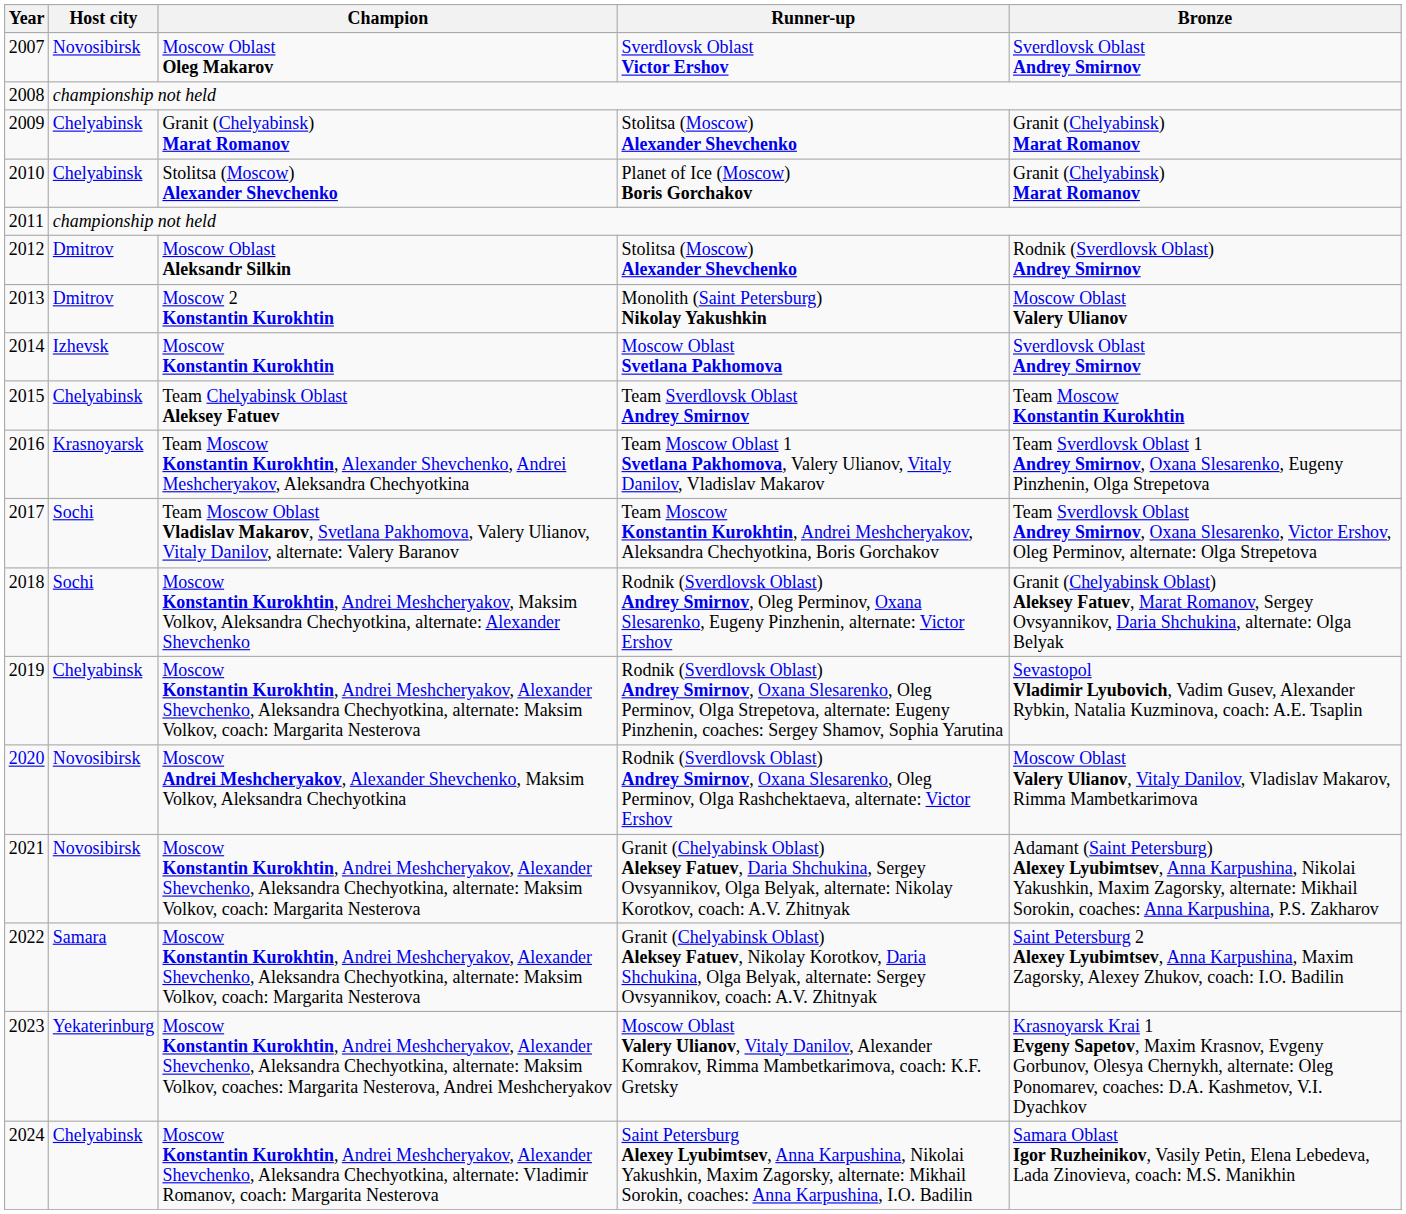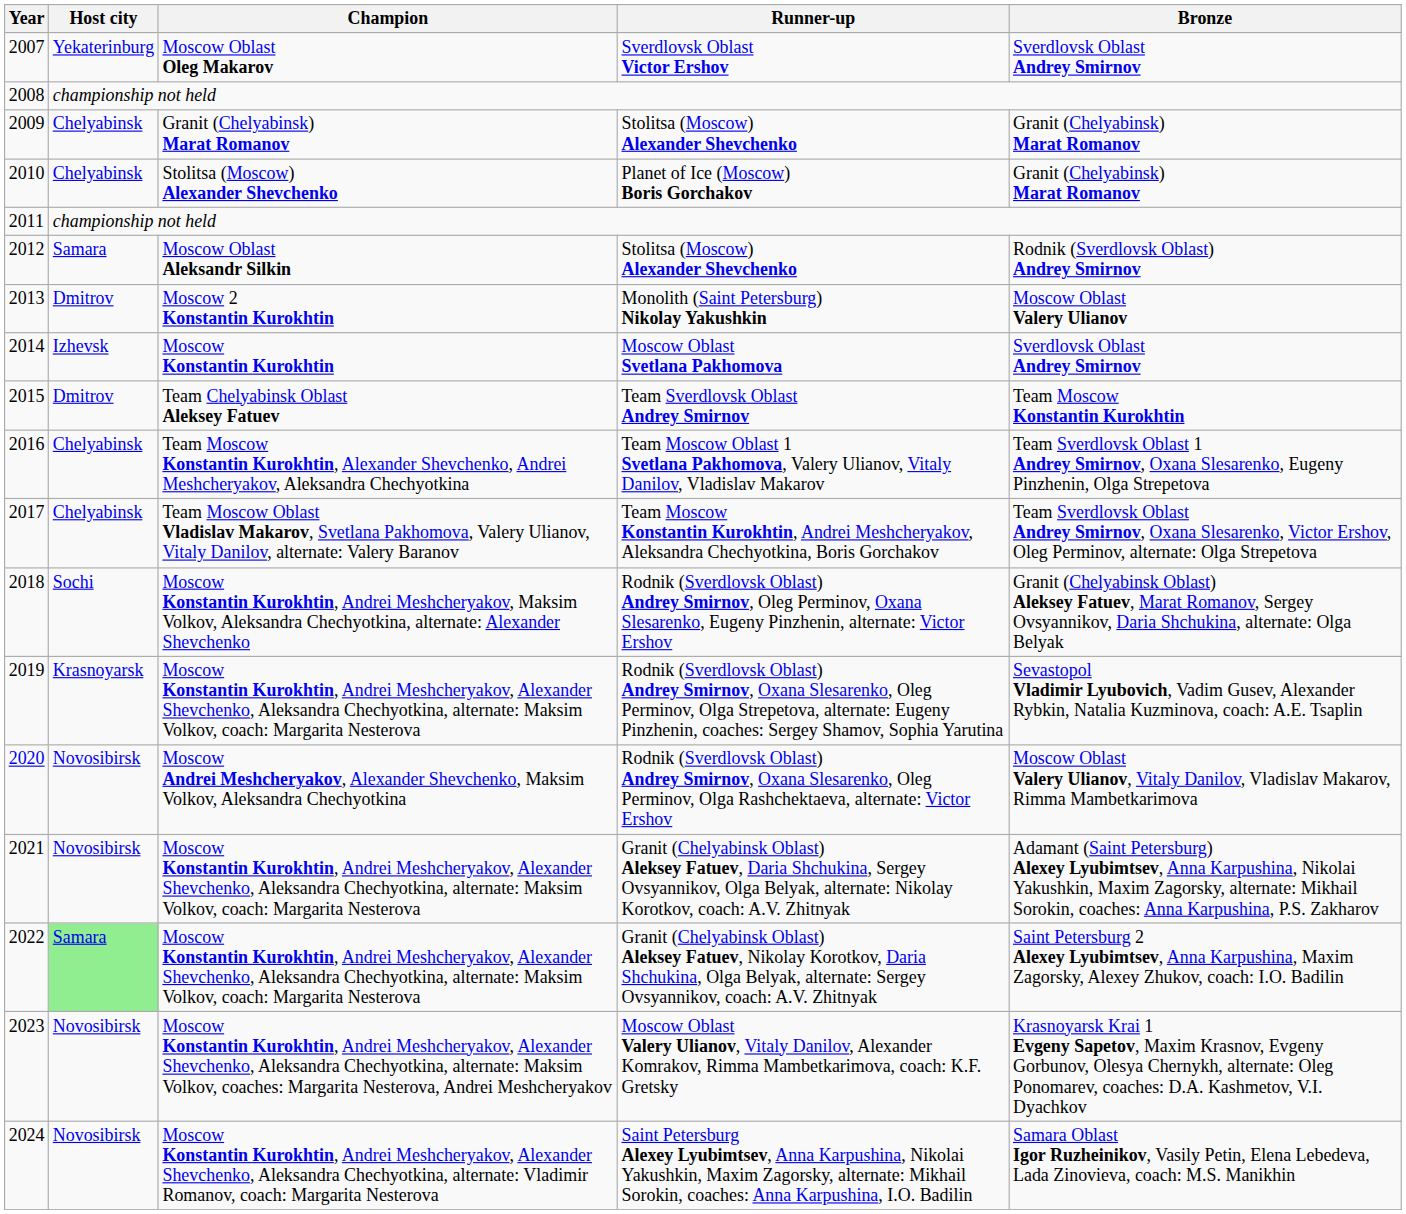(97, 47) Novosibirsk -> (103, 47) Yekaterinburg
(83, 249) Dmitrov -> (80, 249) Samara
(98, 395) Chelyabinsk -> (83, 395) Dmitrov
(98, 444) Krasnoyarsk -> (98, 444) Chelyabinsk
(73, 512) Sochi -> (98, 512) Chelyabinsk
(98, 670) Chelyabinsk -> (98, 670) Krasnoyarsk
(80, 937) no background -> (80, 937) lightgreen background
(103, 1026) Yekaterinburg -> (97, 1026) Novosibirsk
(98, 1135) Chelyabinsk -> (97, 1135) Novosibirsk
